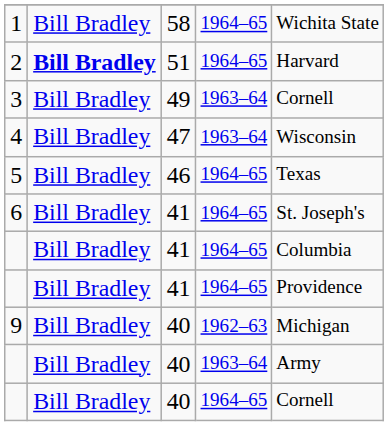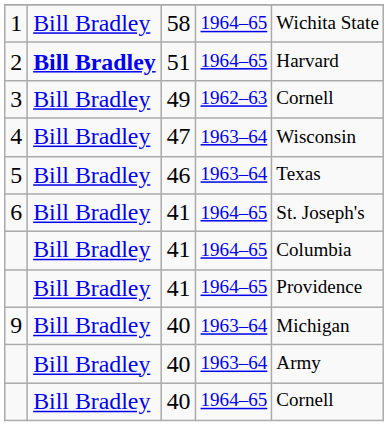(234, 99) 1963–64 -> (234, 99) 1962–63
(234, 174) 1964–65 -> (234, 174) 1963–64
(234, 325) 1962–63 -> (234, 325) 1963–64
